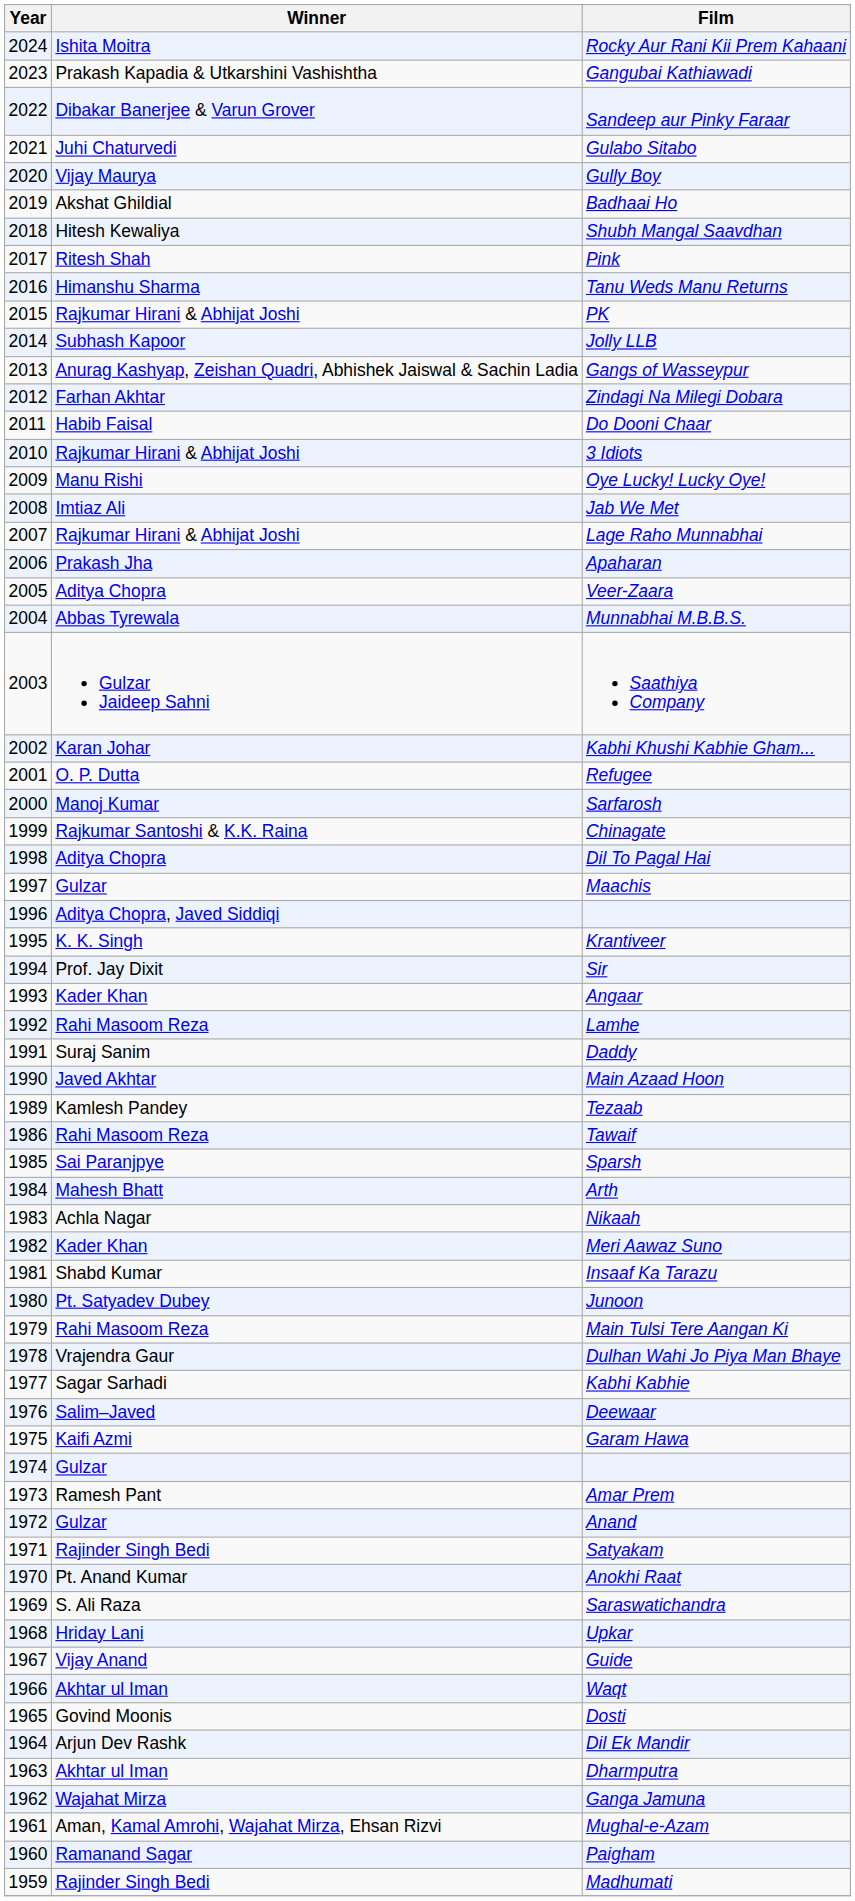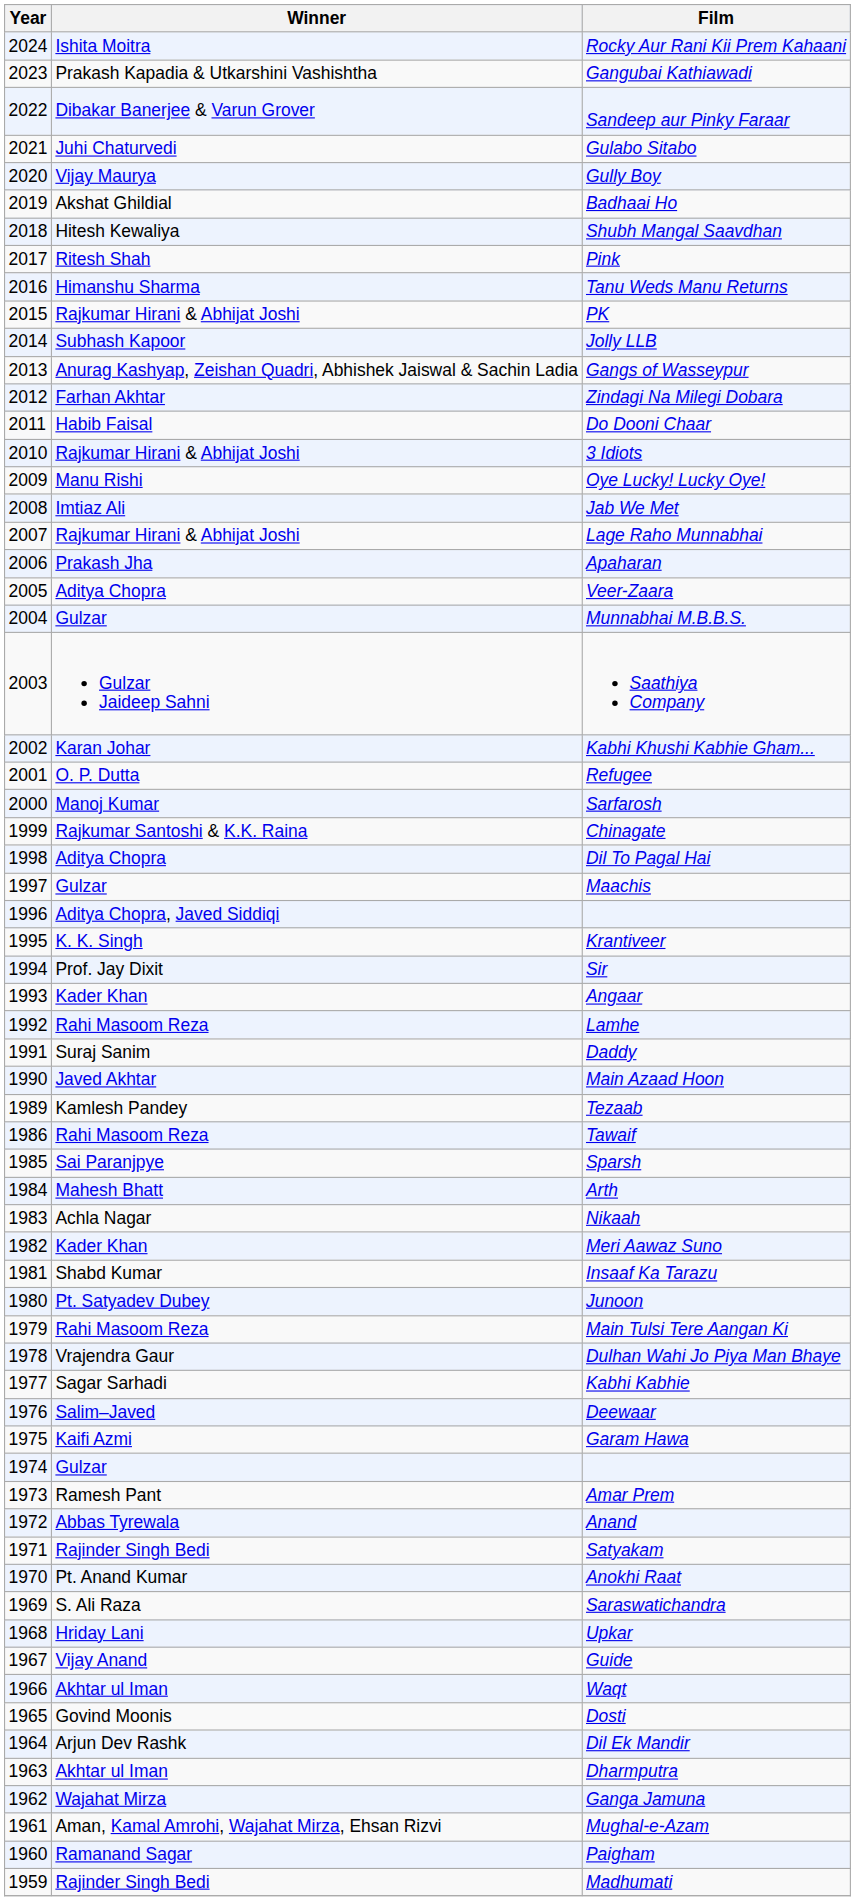(117, 618) Abbas Tyrewala -> (81, 618) Gulzar
(81, 1522) Gulzar -> (117, 1522) Abbas Tyrewala
